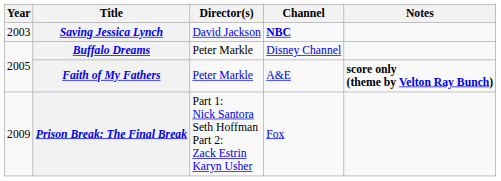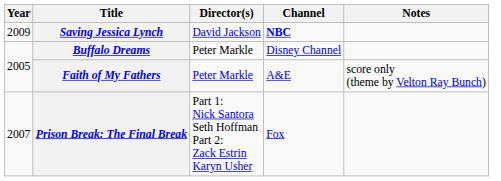(19, 32) 2003 -> (19, 32) 2009
(420, 75) bold -> (416, 75) normal
(19, 133) 2009 -> (19, 133) 2007
